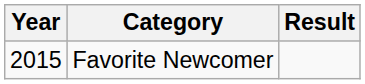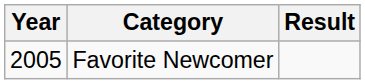(36, 59) 2015 -> (36, 59) 2005
